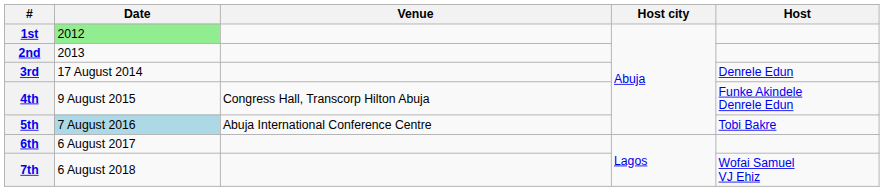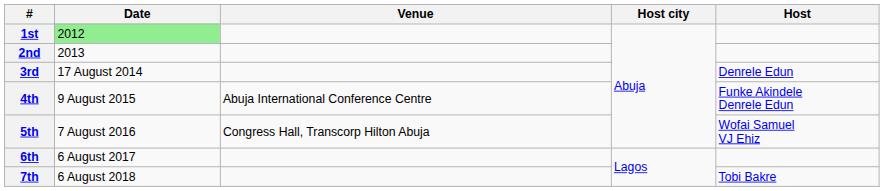(326, 99) Congress Hall, Transcorp Hilton Abuja -> (327, 99) Abuja International Conference Centre
(97, 125) lightblue background -> (97, 132) no background
(327, 125) Abuja International Conference Centre -> (326, 132) Congress Hall, Transcorp Hilton Abuja
(748, 125) Tobi Bakre -> (757, 132) Wofai Samuel VJ Ehiz
(757, 170) Wofai Samuel VJ Ehiz -> (748, 177) Tobi Bakre
